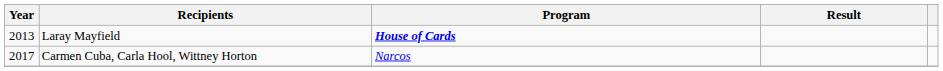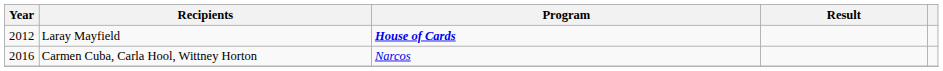(22, 35) 2013 -> (22, 35) 2012
(22, 56) 2017 -> (22, 56) 2016
